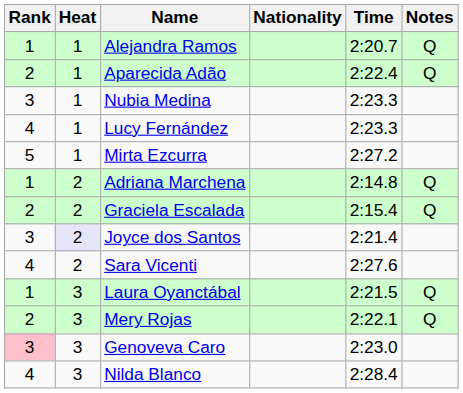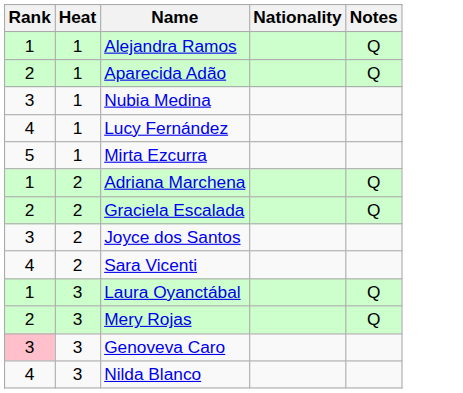- column: (374, 18)
(77, 237) lavender background -> (77, 237) no background
